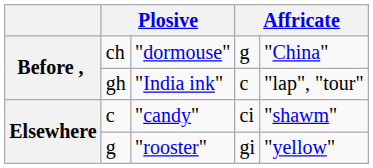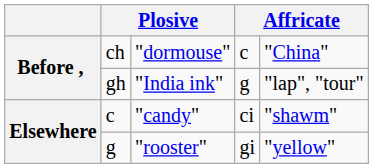(245, 52) g -> (244, 52) c
(244, 83) c -> (245, 83) g
